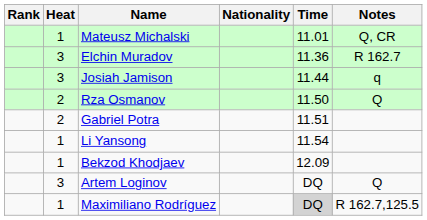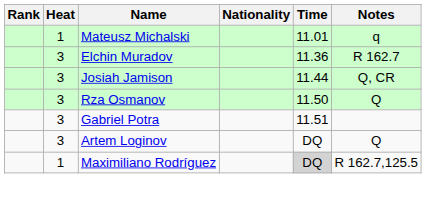(377, 36) Q, CR -> (376, 36) q
(377, 78) q -> (376, 78) Q, CR
(60, 99) 2 -> (60, 99) 3
(60, 120) 2 -> (60, 120) 3
- row: (114, 141)
- row: (133, 162)
